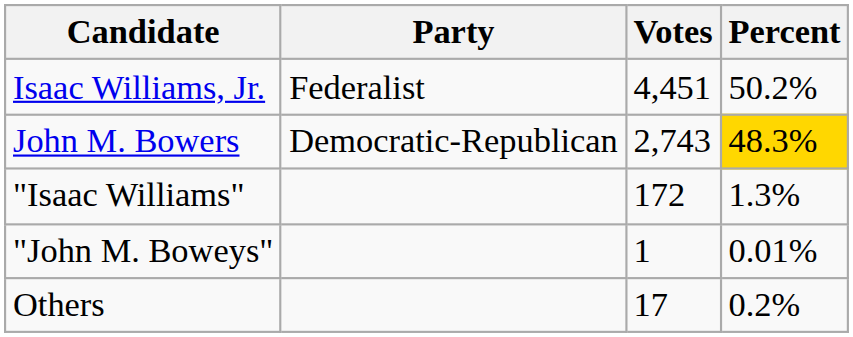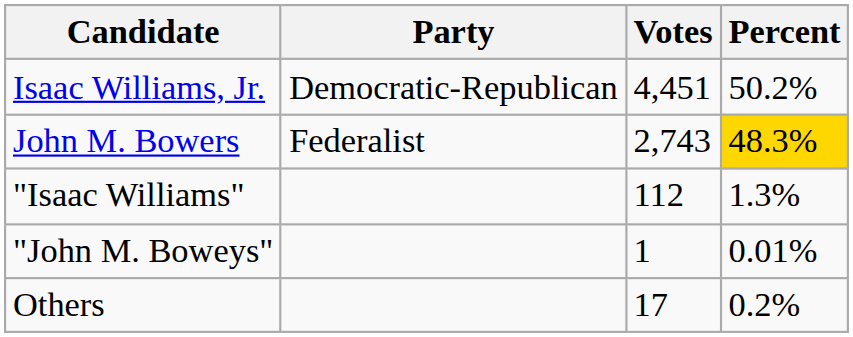(357, 86) Federalist -> (453, 86) Democratic-Republican
(453, 140) Democratic-Republican -> (357, 140) Federalist
(659, 195) 172 -> (659, 195) 112
